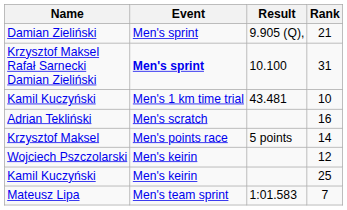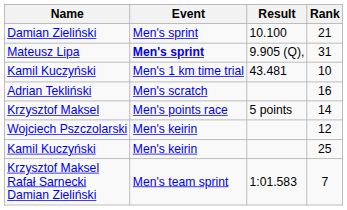(277, 33) 9.905 (Q), -> (268, 33) 10.100
(53, 66) Krzysztof Maksel Rafał Sarnecki Damian Zieliński -> (43, 52) Mateusz Lipa
(268, 66) 10.100 -> (277, 52) 9.905 (Q),
(43, 195) Mateusz Lipa -> (53, 182) Krzysztof Maksel Rafał Sarnecki Damian Zieliński
